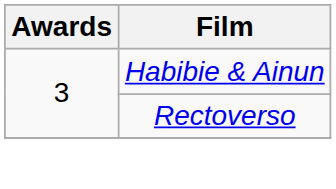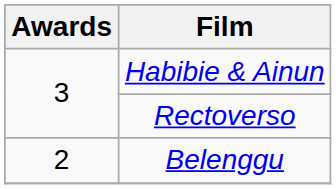+ row: (225, 159)
